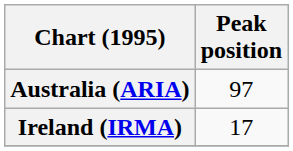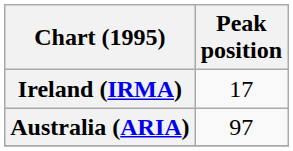rows swapped: (100, 88) <-> (100, 126)
